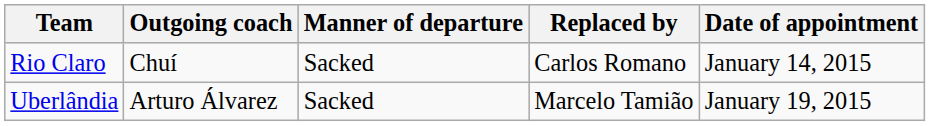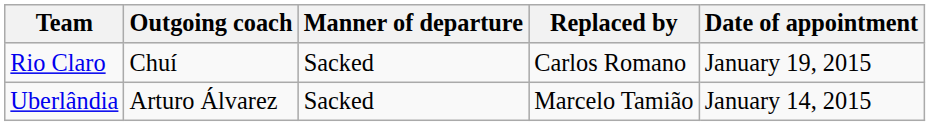(788, 62) January 14, 2015 -> (788, 62) January 19, 2015
(788, 100) January 19, 2015 -> (788, 100) January 14, 2015
